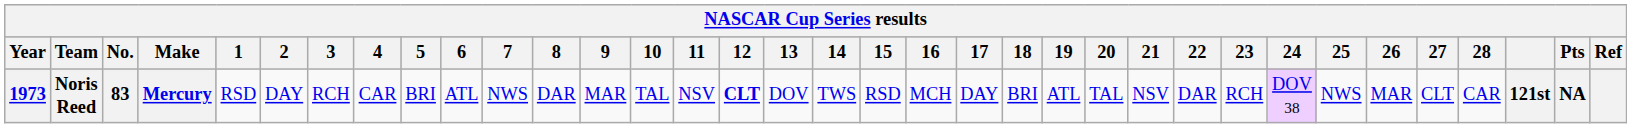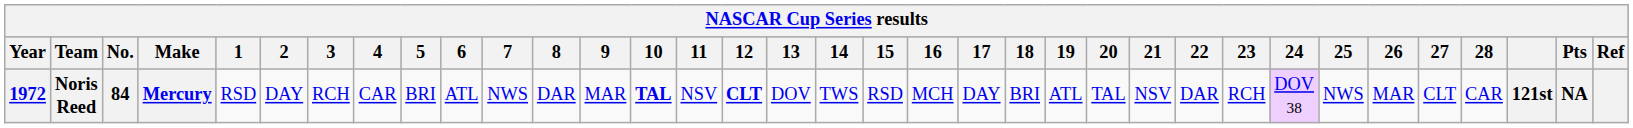(28, 95) 1973 -> (28, 95) 1972
(120, 95) 83 -> (120, 95) 84
(652, 95) normal -> (653, 95) bold
